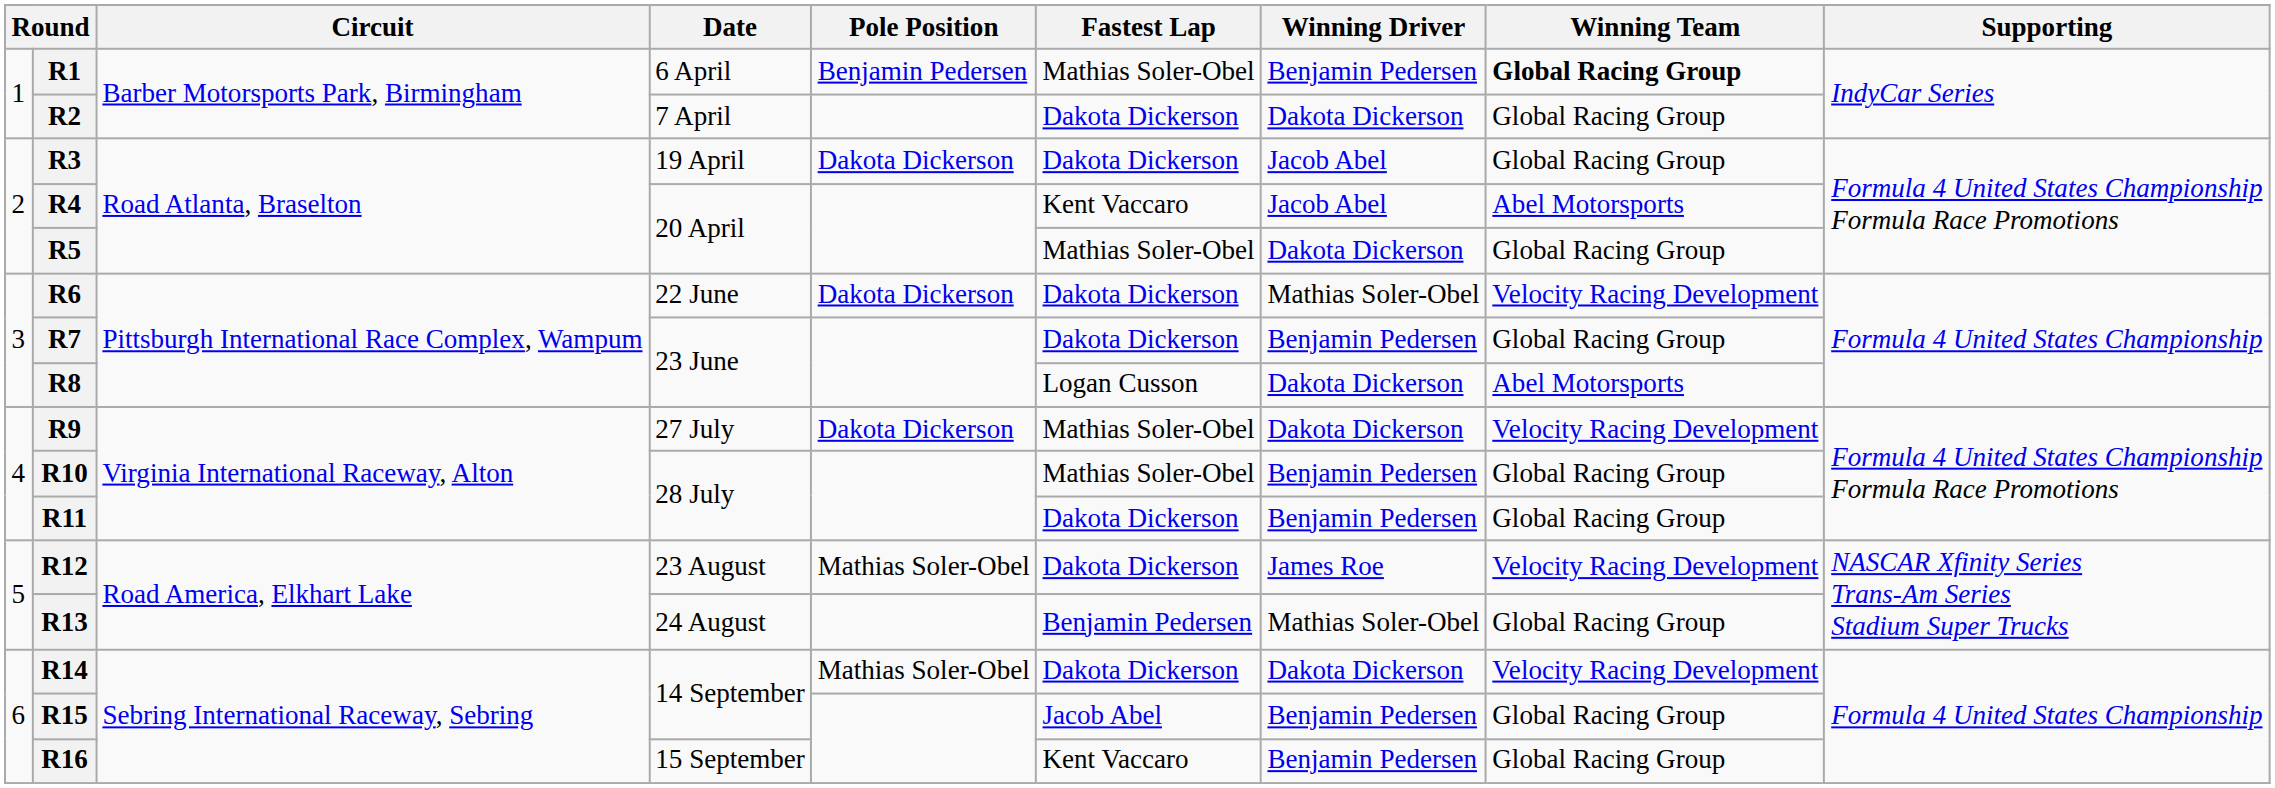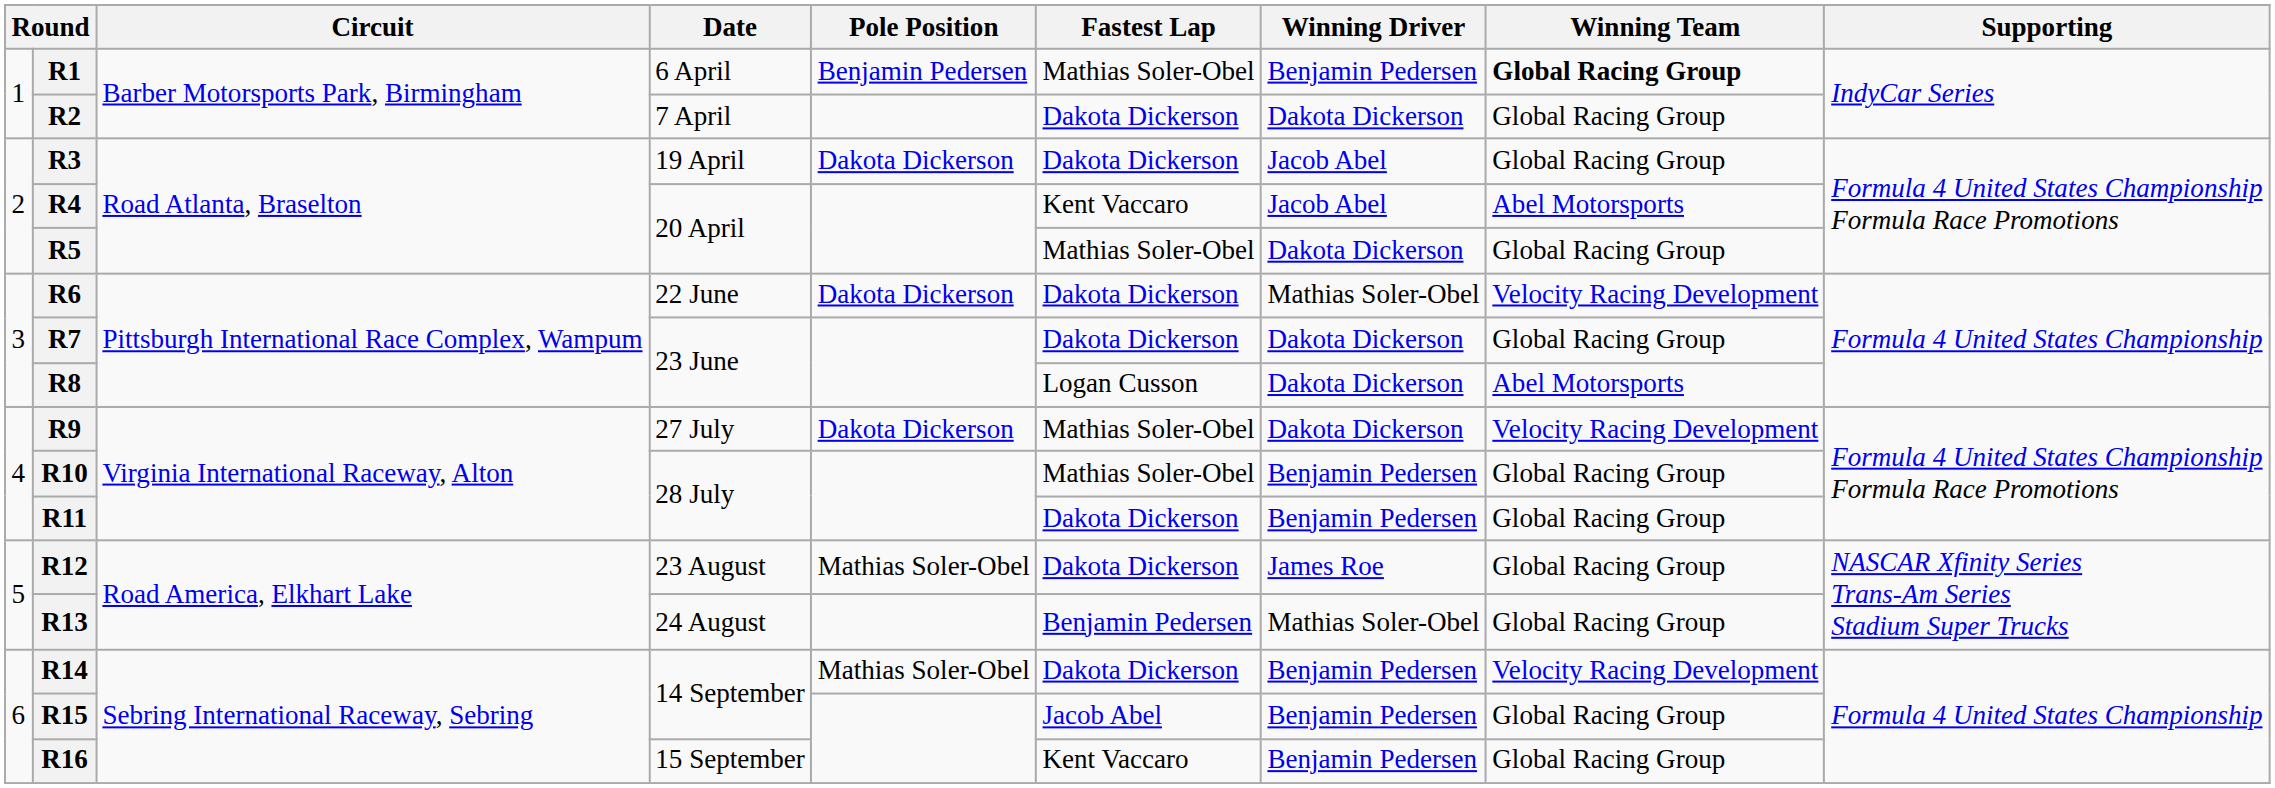(1372, 338) Benjamin Pedersen -> (1365, 338) Dakota Dickerson
(1655, 566) Velocity Racing Development -> (1609, 566) Global Racing Group
(1365, 670) Dakota Dickerson -> (1372, 670) Benjamin Pedersen
